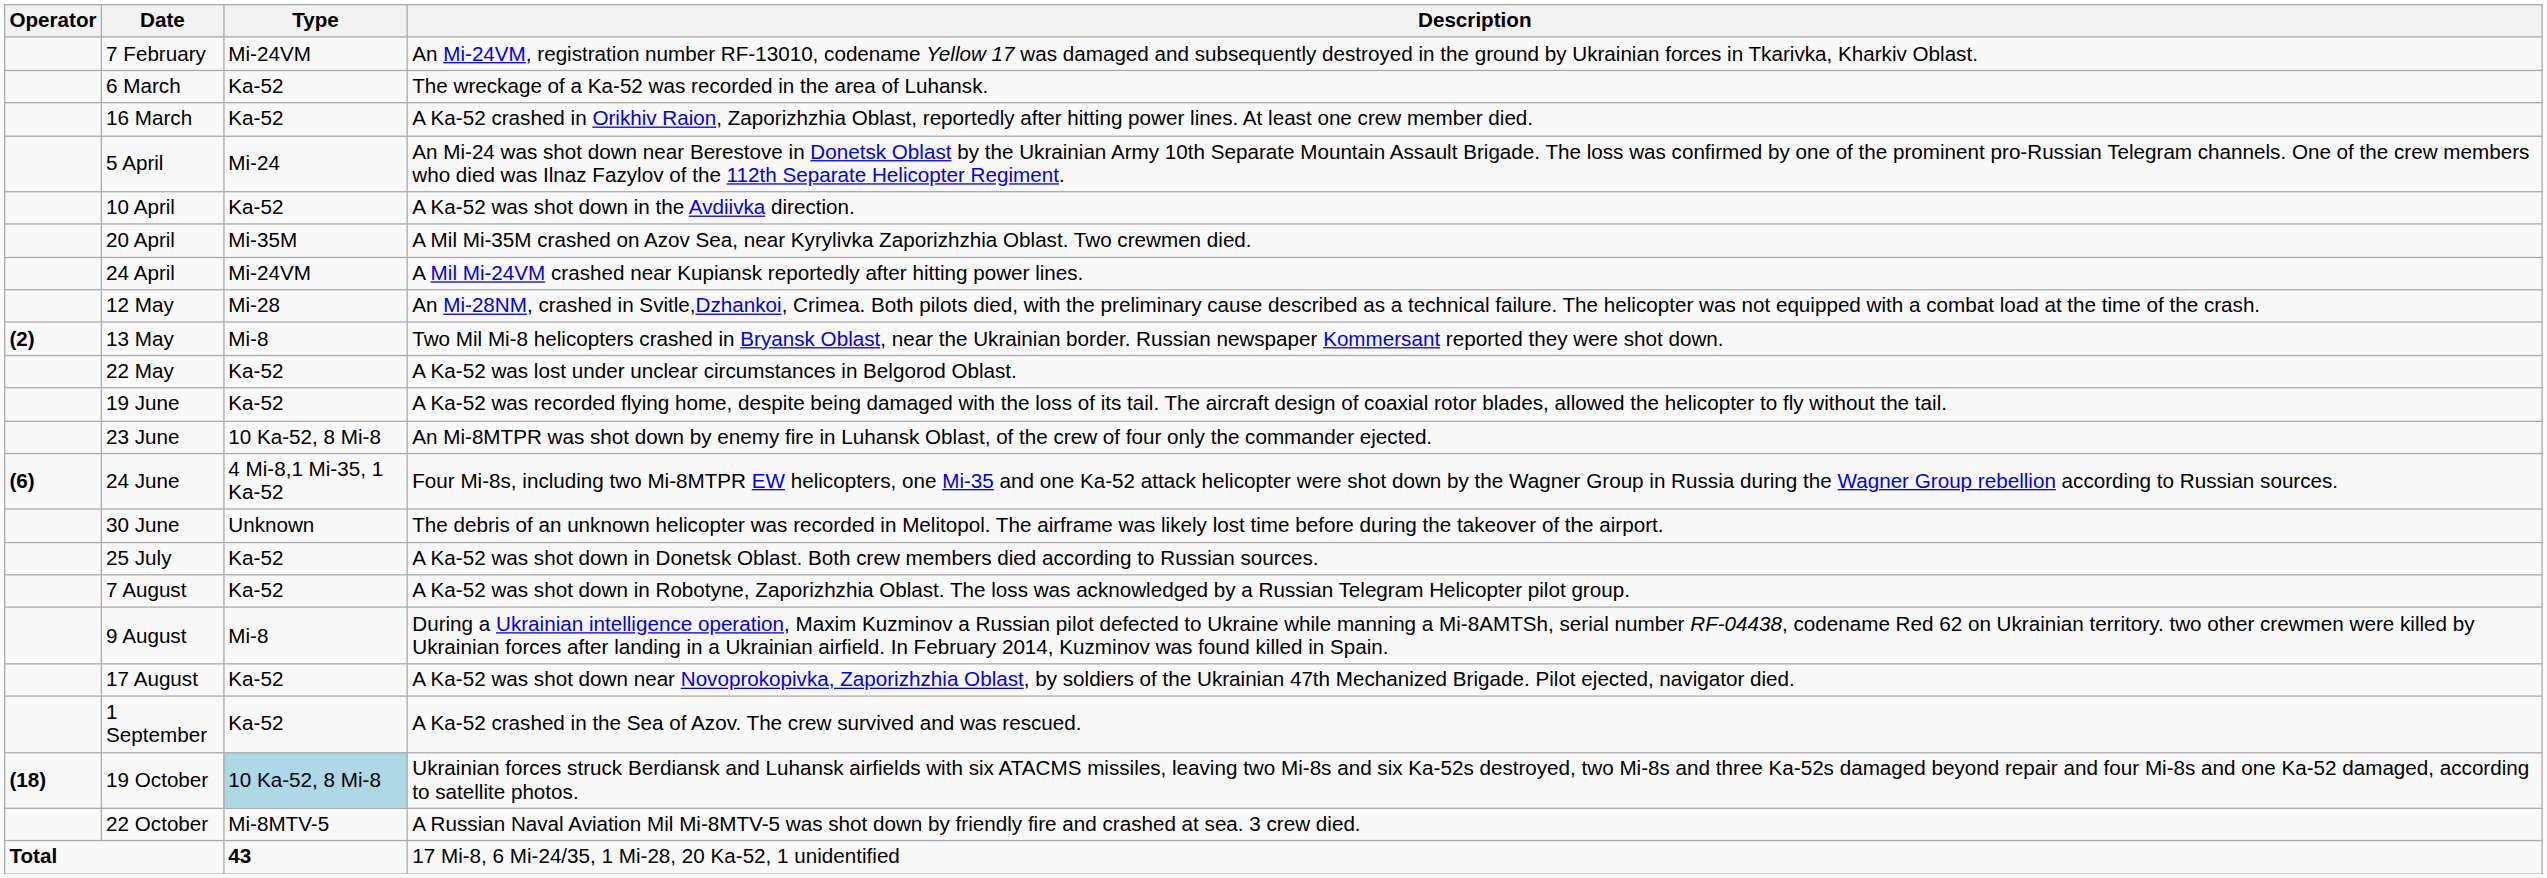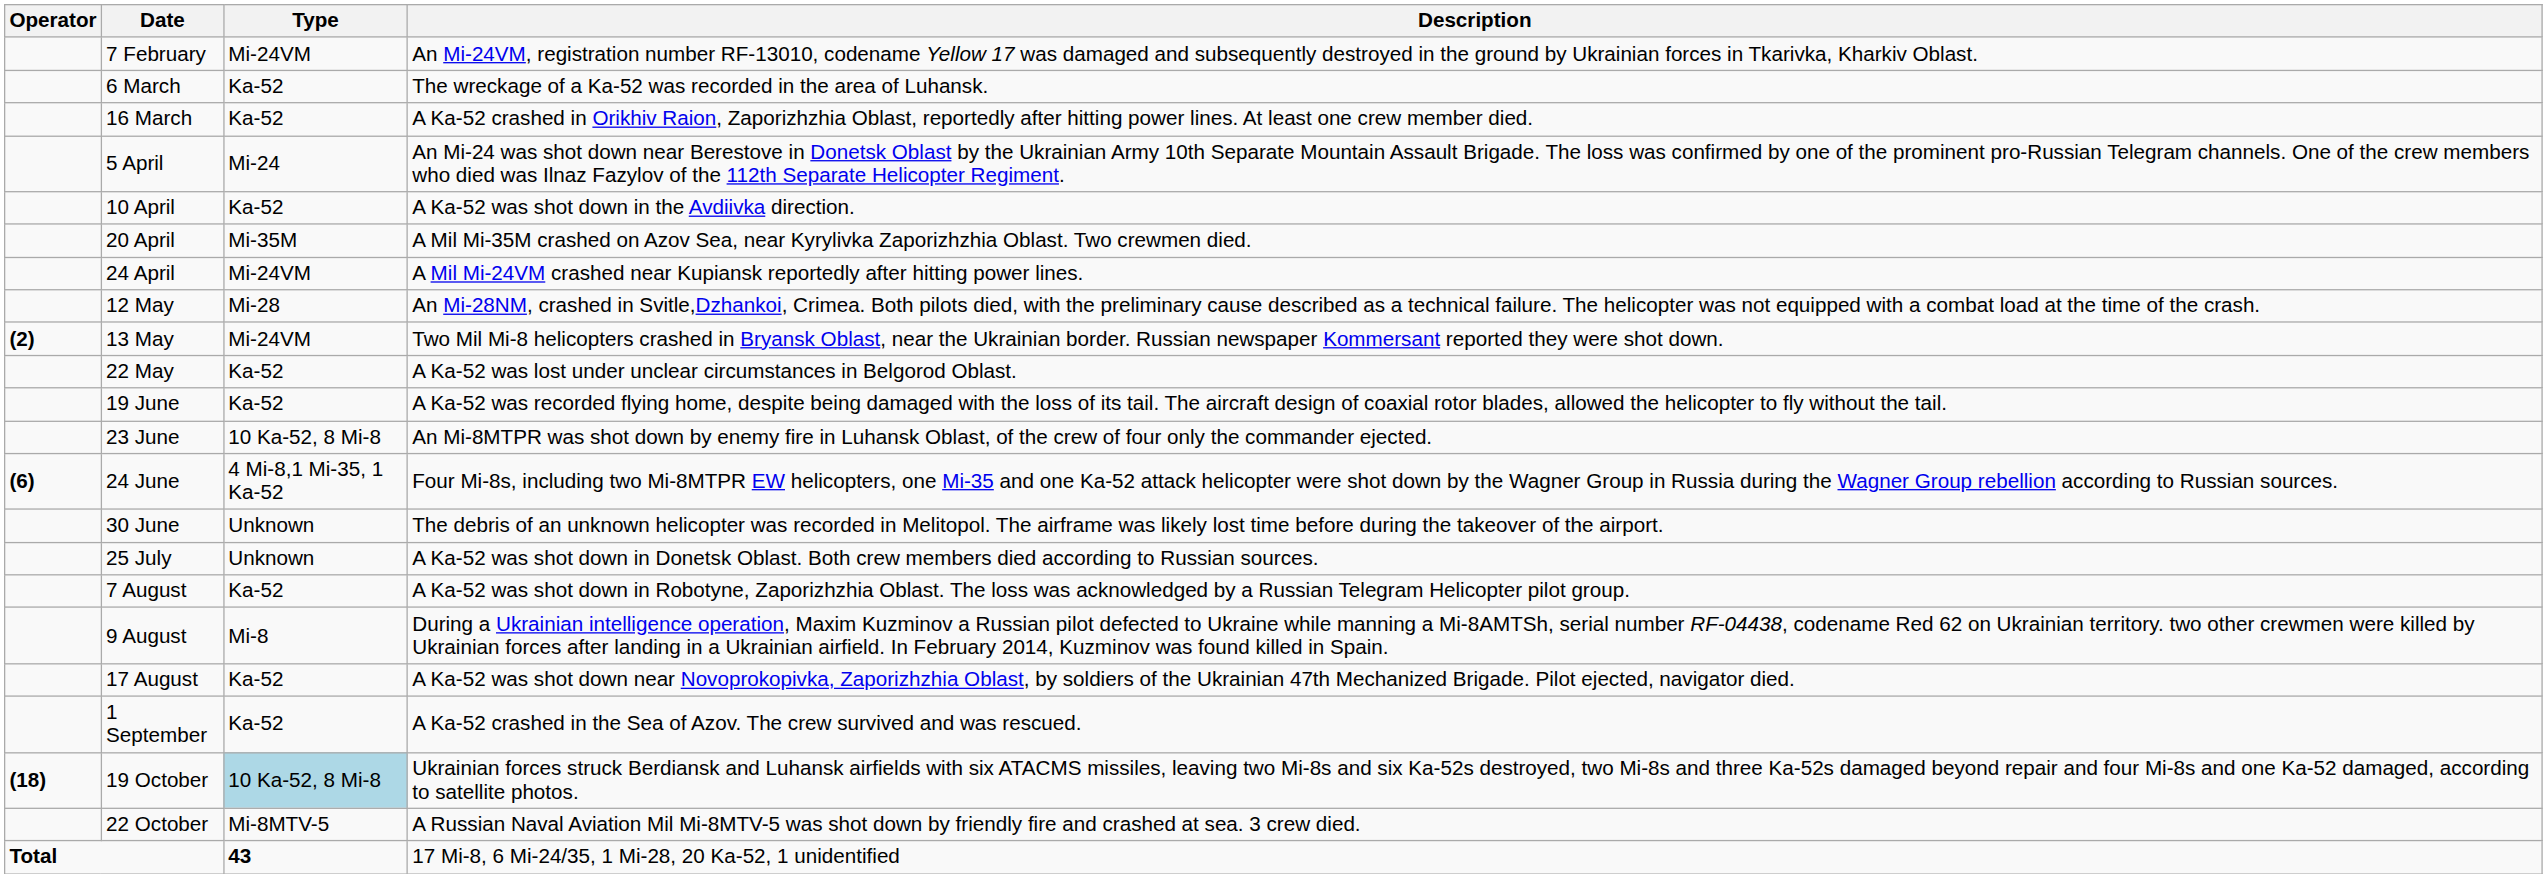(248, 338) Mi-8 -> (270, 338) Mi-24VM
(256, 558) Ka-52 -> (271, 558) Unknown
